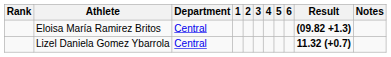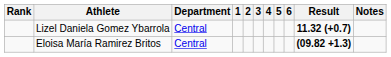rows swapped: (103, 44) <-> (98, 28)
